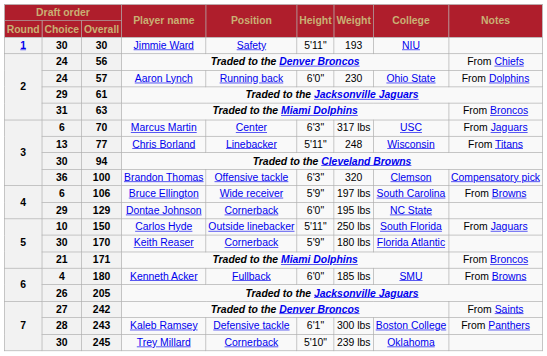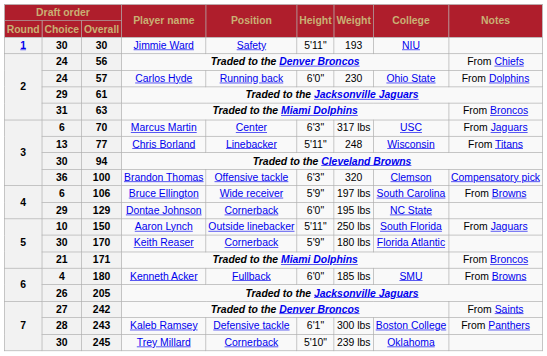(164, 78) Aaron Lynch -> (164, 78) Carlos Hyde
(164, 227) Carlos Hyde -> (164, 227) Aaron Lynch
